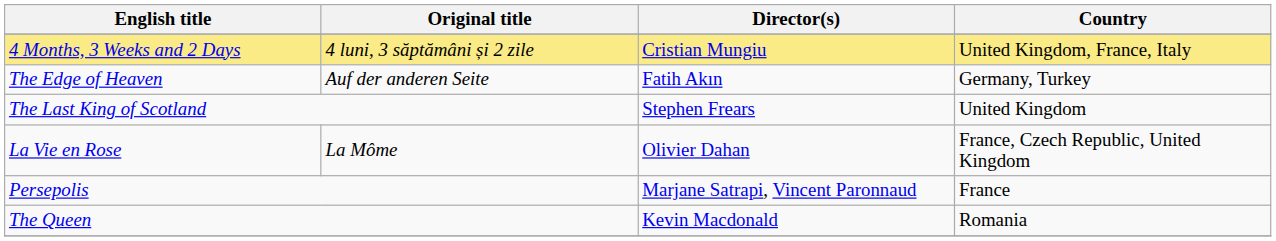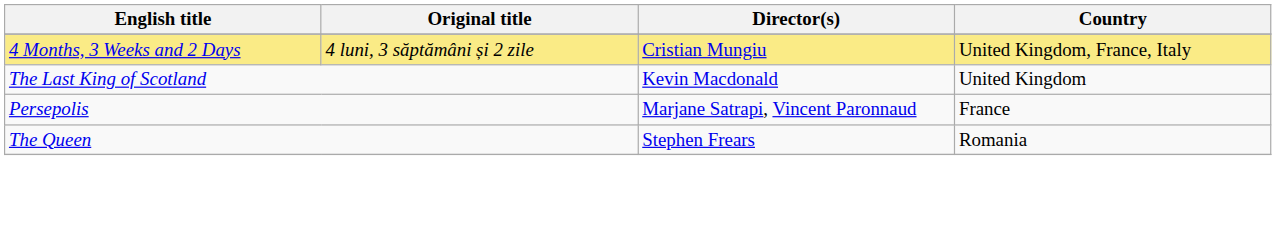- row: (86, 79)
(699, 109) Stephen Frears -> (710, 79) Kevin Macdonald
- row: (65, 149)
(710, 220) Kevin Macdonald -> (699, 139) Stephen Frears
